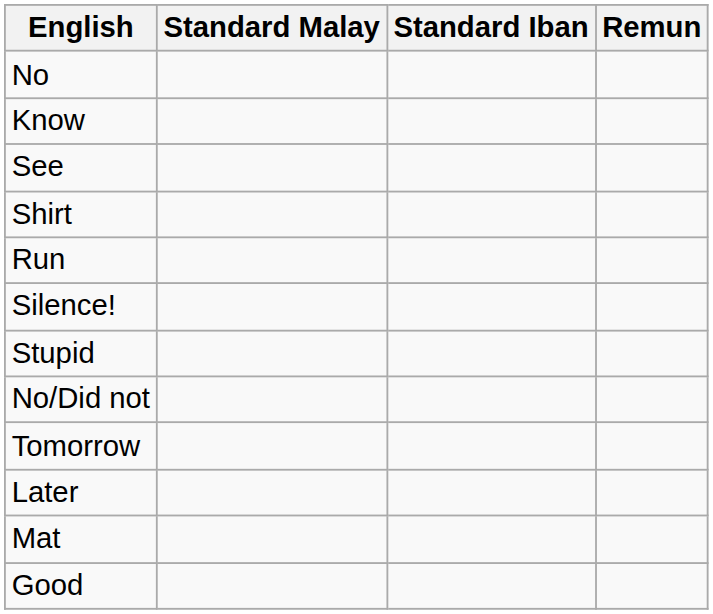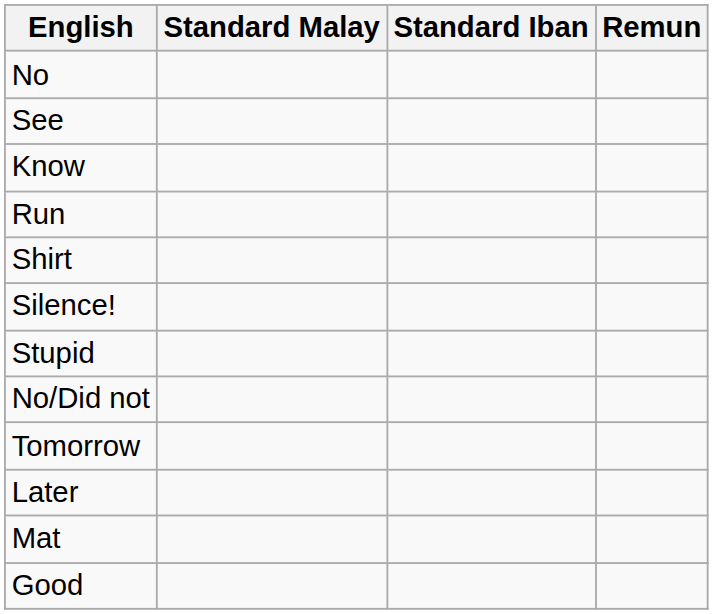rows swapped: (38, 167) <-> (48, 120)
rows swapped: (42, 213) <-> (39, 259)
